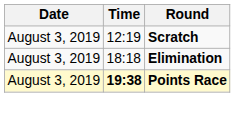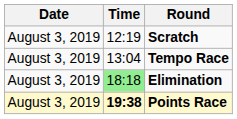+ row: (188, 59)
(124, 59) no background -> (124, 80) lightgreen background
